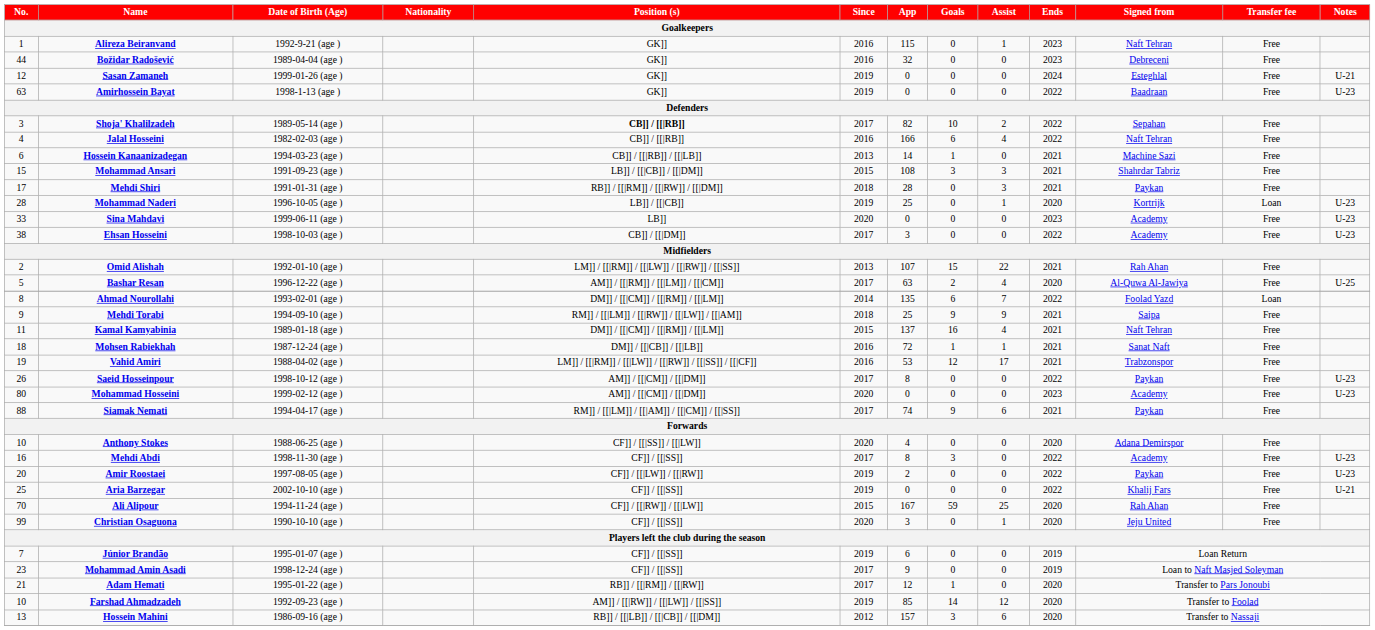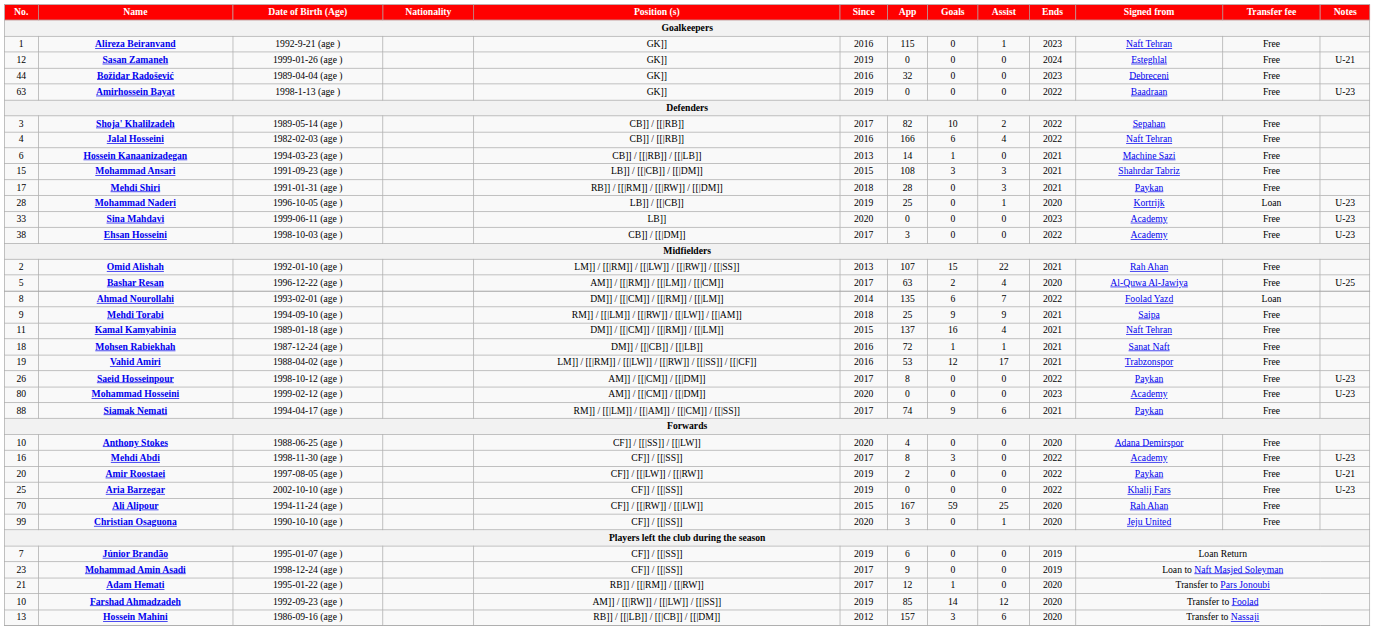rows swapped: (135, 75) <-> (135, 59)
(657, 123) bold -> (657, 123) normal
(1345, 474) U-23 -> (1345, 474) U-21
(1345, 489) U-21 -> (1345, 489) U-23
